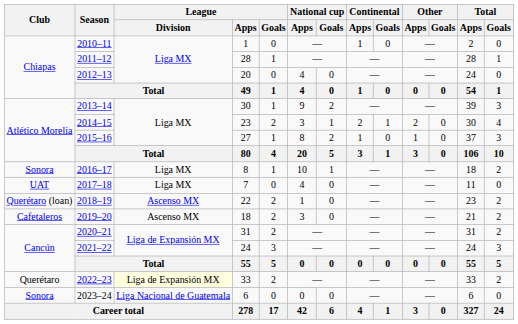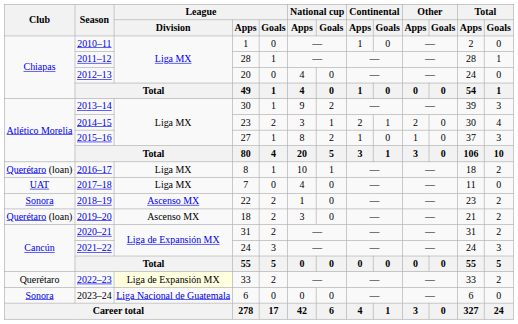(40, 169) Sonora -> (40, 169) Querétaro (loan)
(40, 201) Querétaro (loan) -> (40, 201) Sonora
(40, 216) Cafetaleros -> (40, 216) Querétaro (loan)
